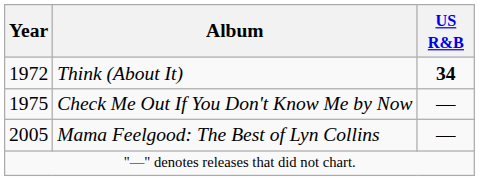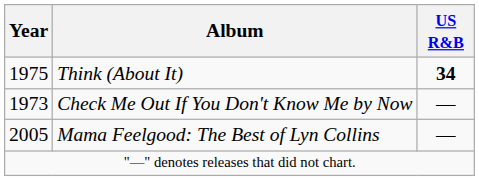(29, 72) 1972 -> (29, 72) 1975
(29, 103) 1975 -> (29, 103) 1973
